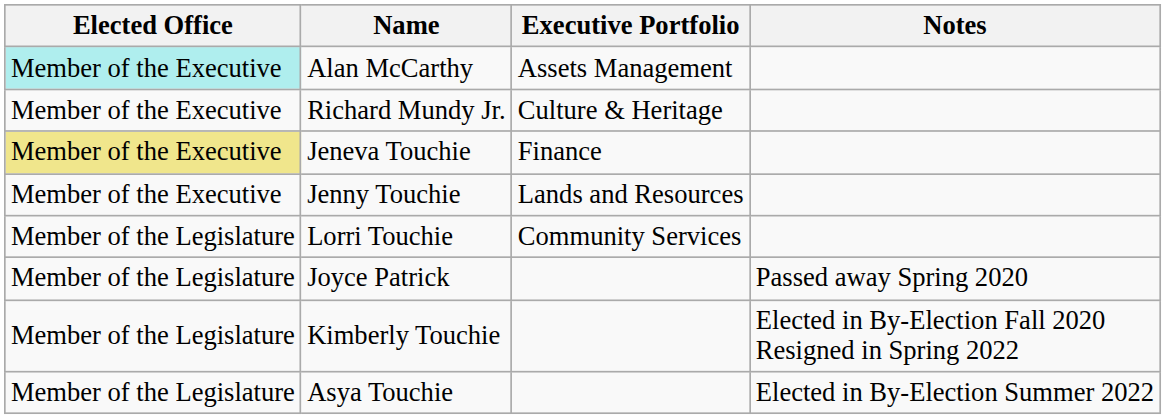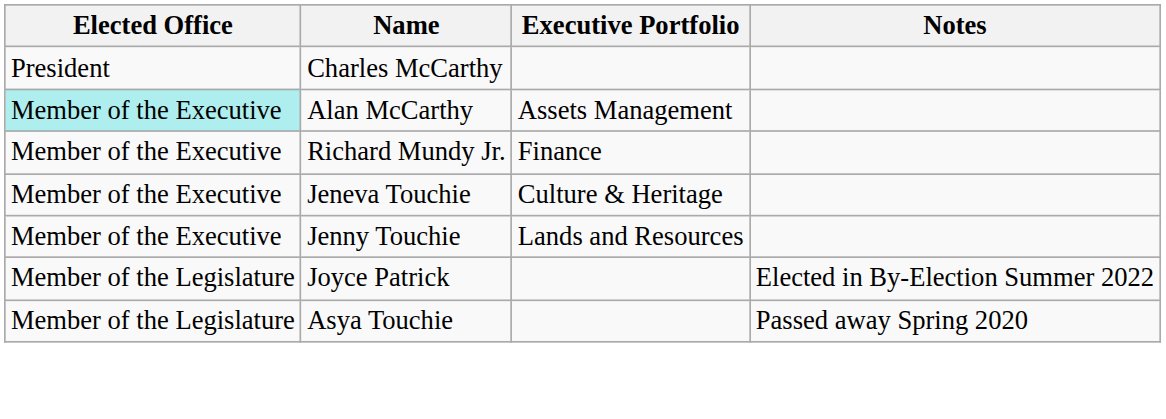+ row: (405, 67)
(620, 109) Culture & Heritage -> (560, 151) Finance
(146, 151) khaki background -> (146, 194) no background
(560, 151) Finance -> (620, 194) Culture & Heritage
- row: (380, 236)
(892, 278) Passed away Spring 2020 -> (955, 278) Elected in By-Election Summer 2022
- row: (404, 335)
(955, 392) Elected in By-Election Summer 2022 -> (892, 320) Passed away Spring 2020
